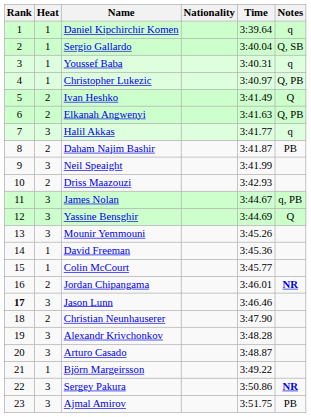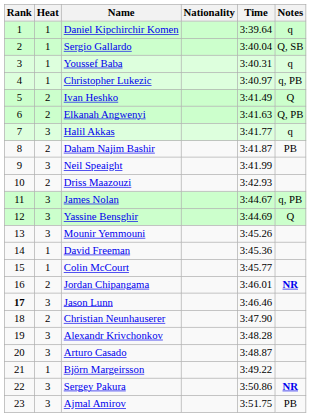(290, 81) Q, PB -> (290, 81) q, PB
